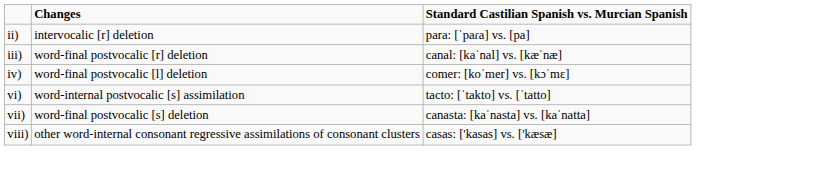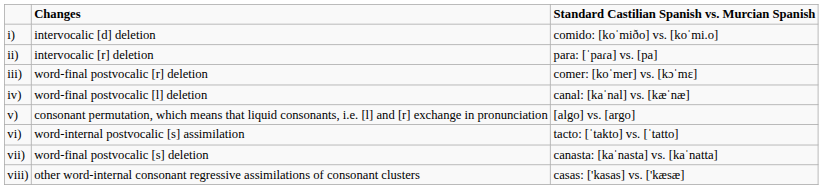+ row: (11, 34)
(494, 54) canal: [kaˈnal] vs. [kæˈnæ] -> (625, 74) comer: [koˈmer] vs. [kɔˈmɛ]
(498, 74) comer: [koˈmer] vs. [kɔˈmɛ] -> (622, 94) canal: [kaˈnal] vs. [kæˈnæ]
+ row: (13, 114)
